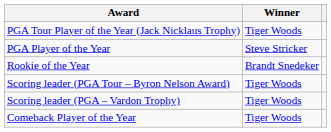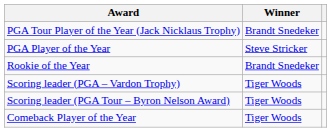(273, 30) Tiger Woods -> (282, 30) Brandt Snedeker
rows swapped: (118, 83) <-> (93, 100)
